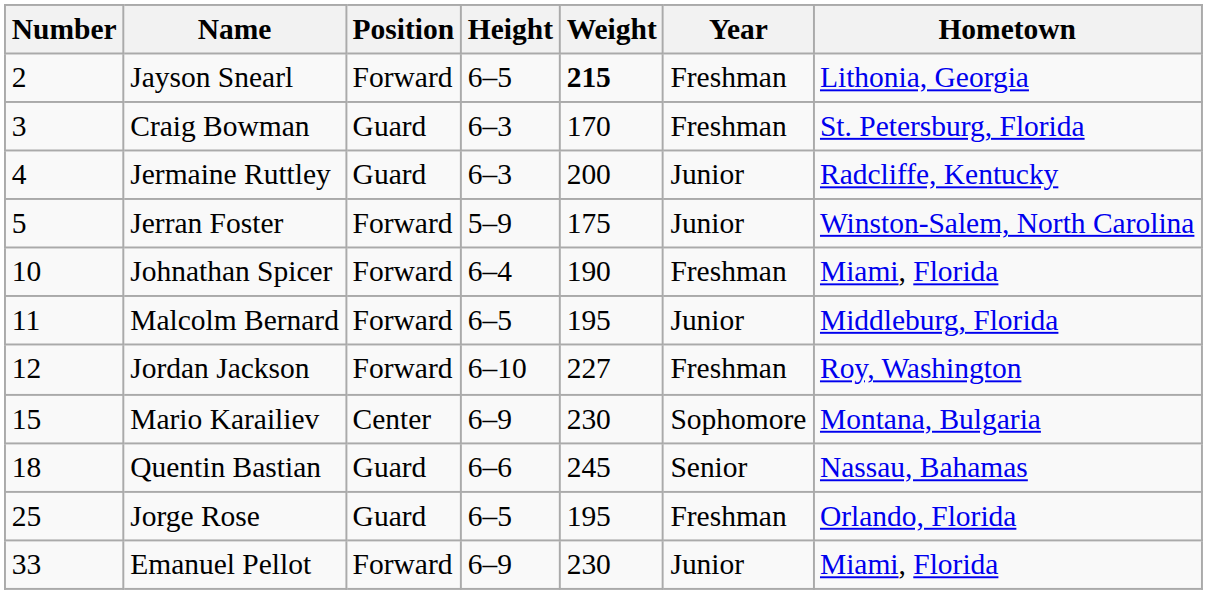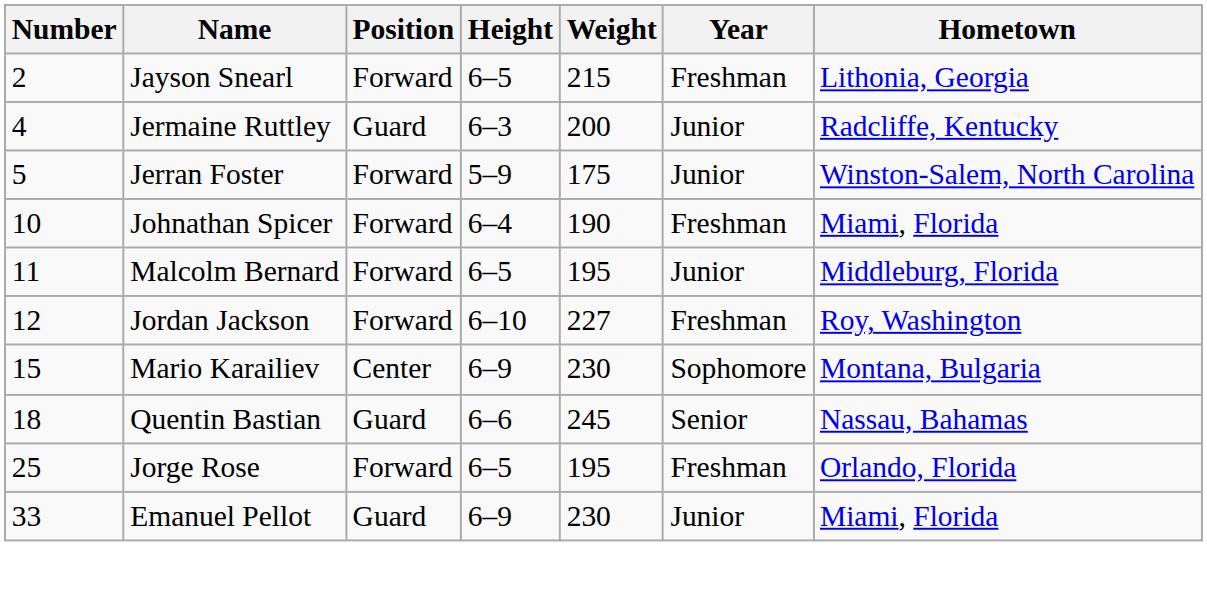(589, 77) bold -> (589, 77) normal
- row: (220, 126)
(389, 515) Guard -> (403, 466) Forward
(403, 563) Forward -> (389, 515) Guard
